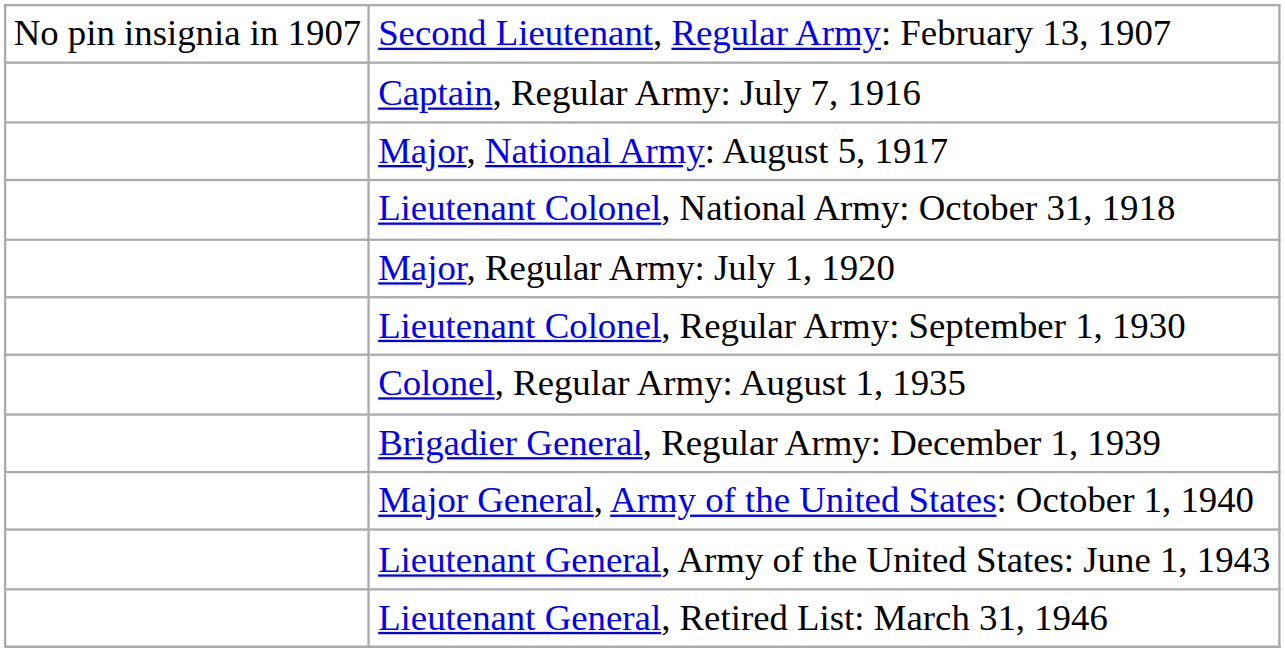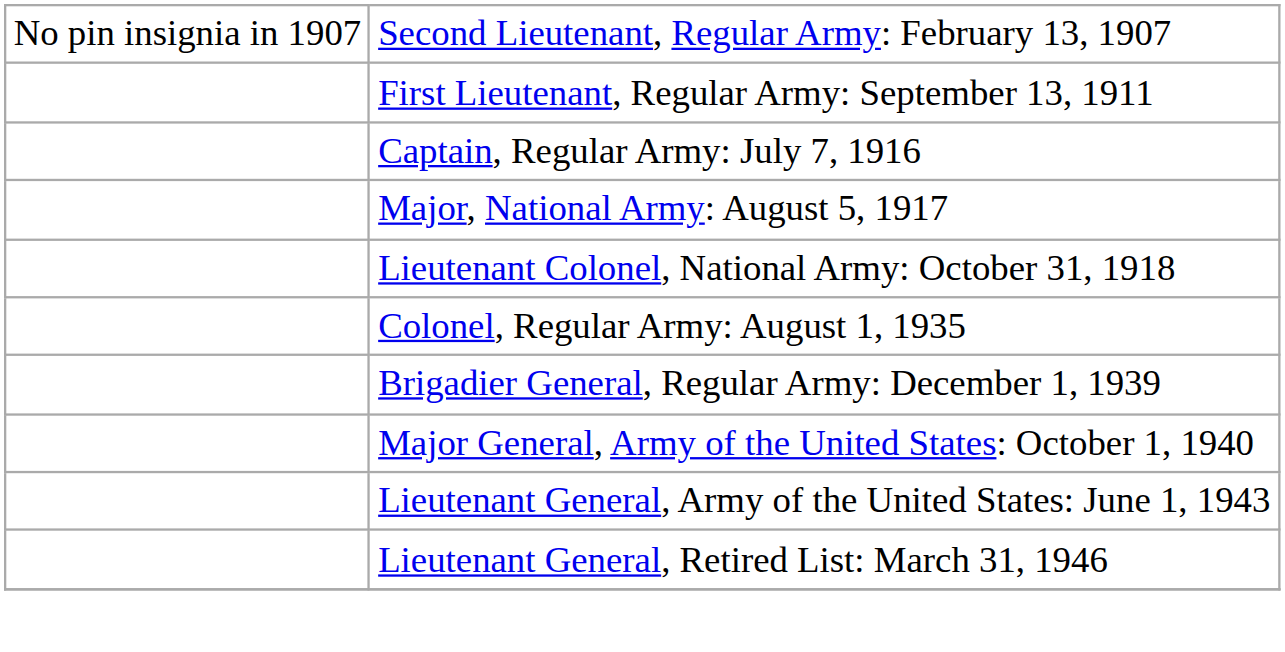+ row: (766, 92)
- row: (637, 267)
- row: (782, 325)
